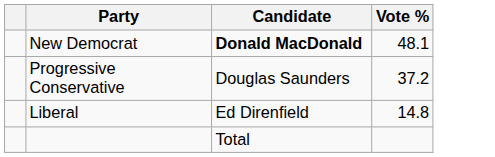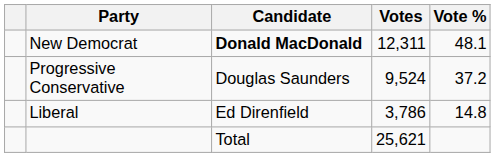+ column: (401, 17)
